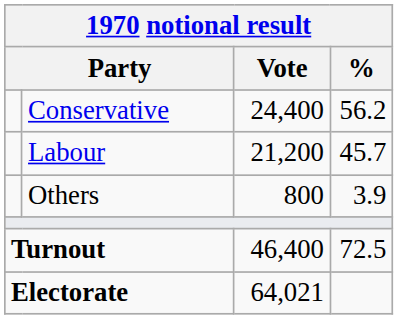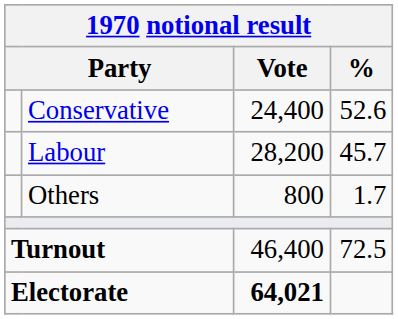(363, 110) 56.2 -> (363, 110) 52.6
(287, 152) 21,200 -> (287, 152) 28,200
(370, 195) 3.9 -> (370, 195) 1.7
(287, 292) normal -> (287, 292) bold
